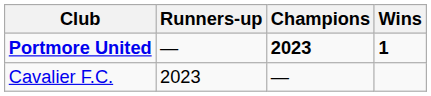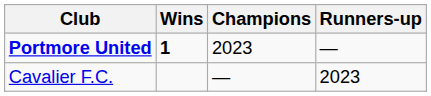columns swapped: (400, 18) <-> (211, 18)
(291, 47) bold -> (232, 47) normal
